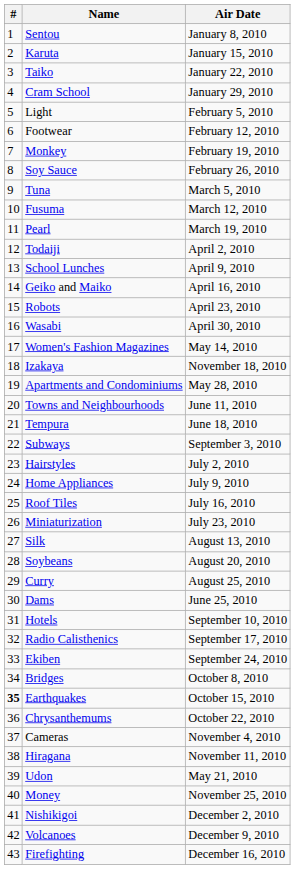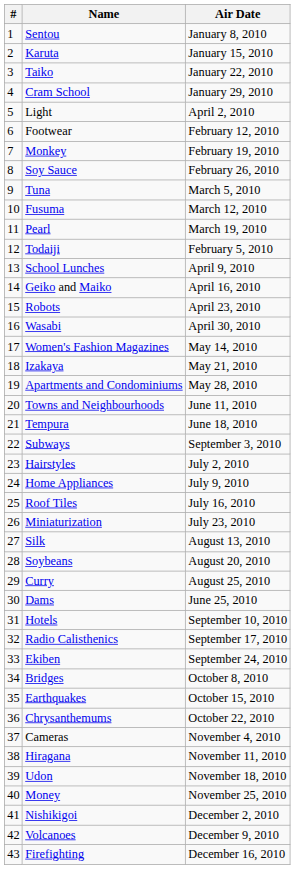(231, 111) February 5, 2010 -> (221, 111) April 2, 2010
(221, 248) April 2, 2010 -> (231, 248) February 5, 2010
(237, 365) November 18, 2010 -> (223, 365) May 21, 2010
(13, 698) bold -> (13, 698) normal
(223, 776) May 21, 2010 -> (237, 776) November 18, 2010
